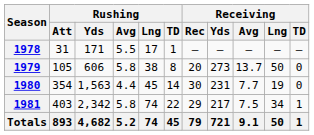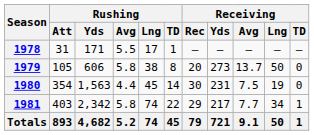(249, 85) 7.7 -> (249, 85) 7.5
(249, 103) 7.5 -> (249, 103) 7.7
